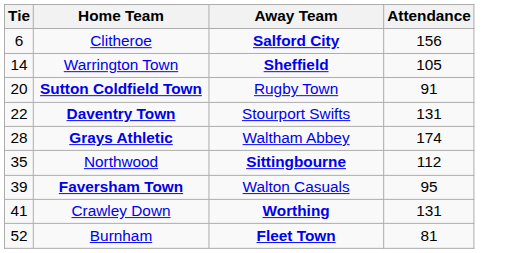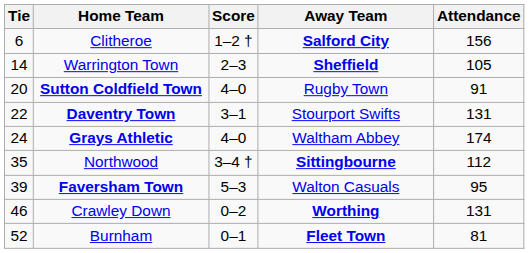+ column: (233, 16)
(19, 138) 28 -> (19, 138) 24
(19, 211) 41 -> (19, 211) 46
